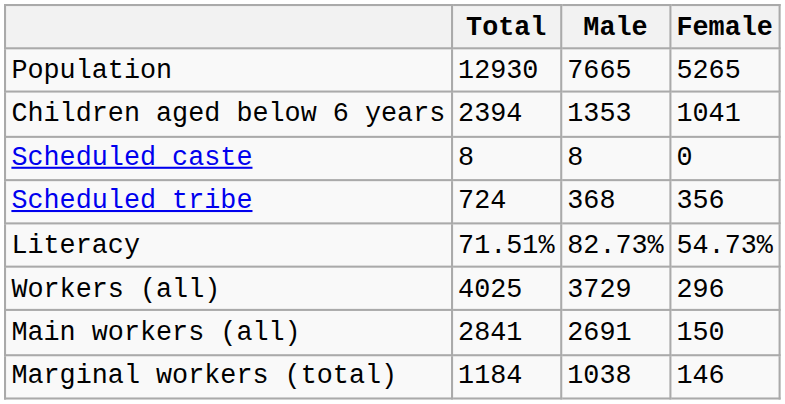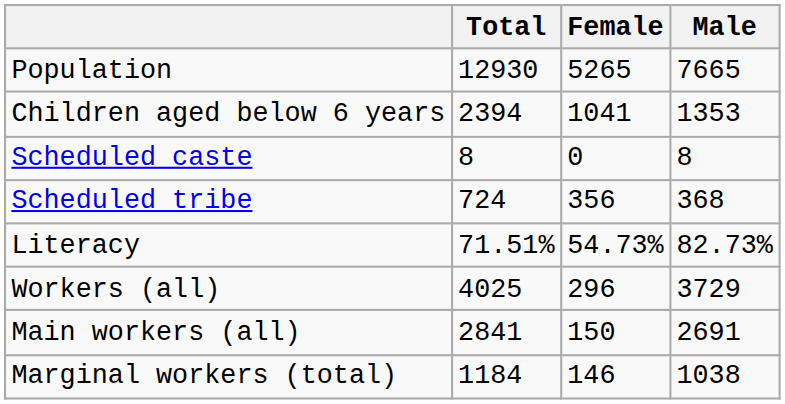columns swapped: (615, 27) <-> (725, 27)
